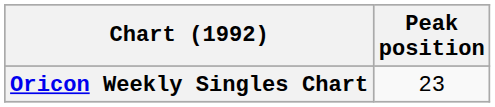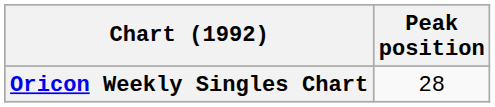(432, 84) 23 -> (432, 84) 28
